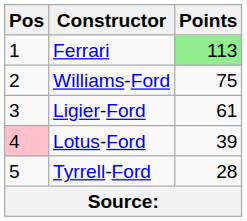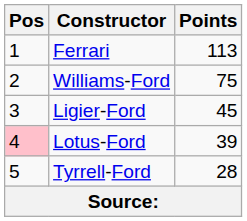(222, 50) lightgreen background -> (222, 50) no background
(227, 111) 61 -> (227, 111) 45
